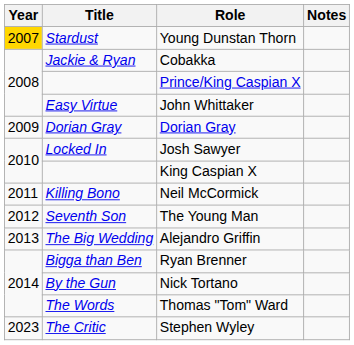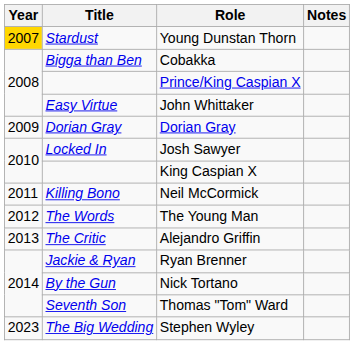(90, 60) Jackie & Ryan -> (94, 60) Bigga than Ben
(86, 216) Seventh Son -> (80, 216) The Words
(99, 238) The Big Wedding -> (76, 238) The Critic
(94, 261) Bigga than Ben -> (90, 261) Jackie & Ryan
(80, 305) The Words -> (86, 305) Seventh Son
(76, 328) The Critic -> (99, 328) The Big Wedding
